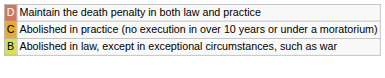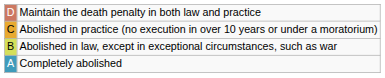+ row: (71, 64)
